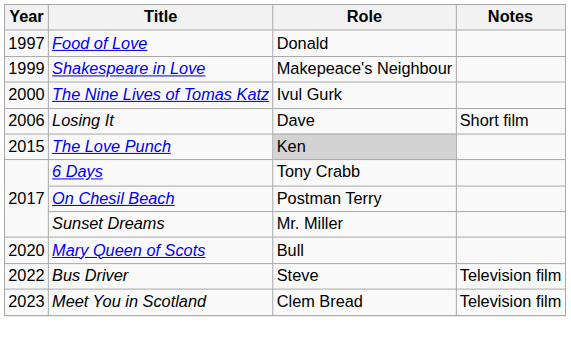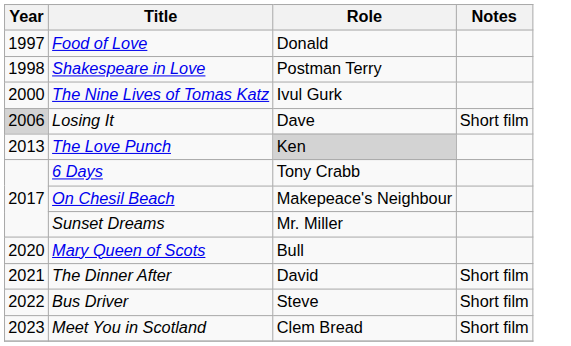(26, 69) 1999 -> (26, 69) 1998
(364, 69) Makepeace's Neighbour -> (329, 69) Postman Terry
(26, 120) no background -> (26, 120) lightgrey background
(26, 146) 2015 -> (26, 146) 2013
(329, 198) Postman Terry -> (364, 198) Makepeace's Neighbour
+ row: (112, 276)
(511, 276) Television film -> (494, 302) Short film
(511, 302) Television film -> (494, 328) Short film
